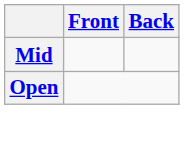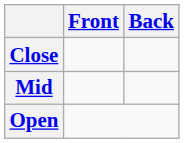+ row: (34, 54)
